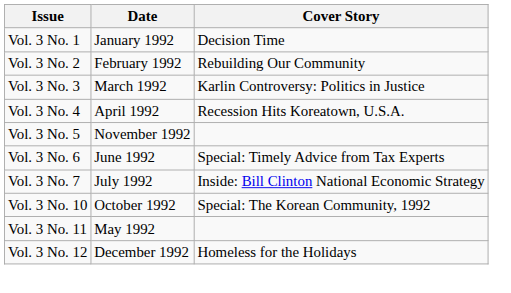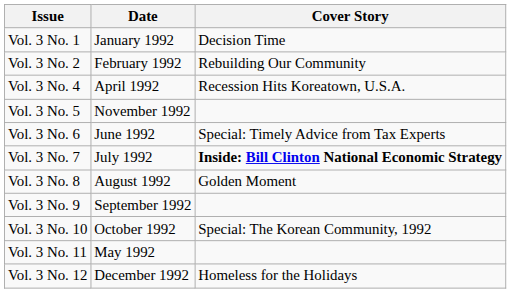- row: (44, 87)
(341, 181) normal -> (350, 157) bold
+ row: (44, 181)
+ row: (44, 205)
